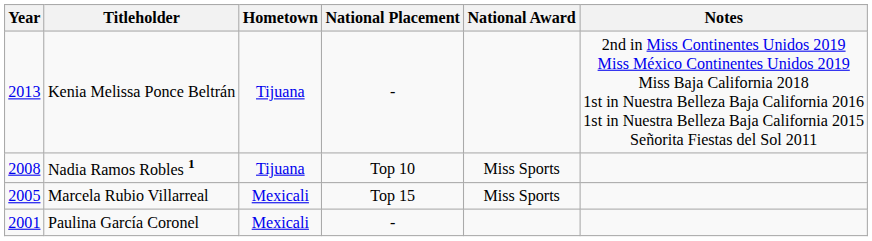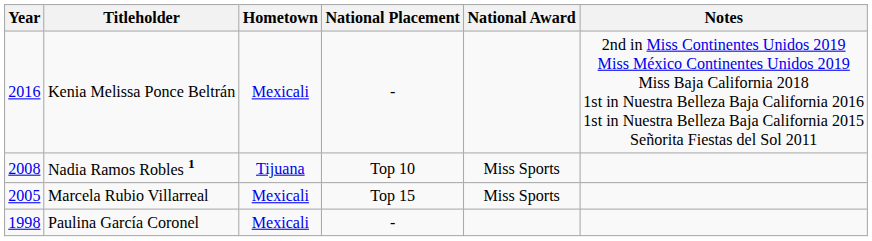(24, 92) 2013 -> (24, 92) 2016
(280, 92) Tijuana -> (280, 92) Mexicali
(24, 222) 2001 -> (24, 222) 1998
